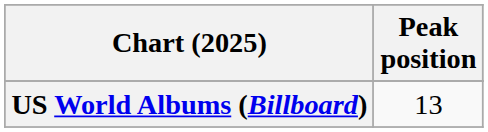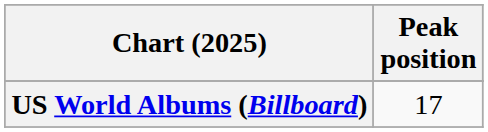(428, 103) 13 -> (428, 103) 17
